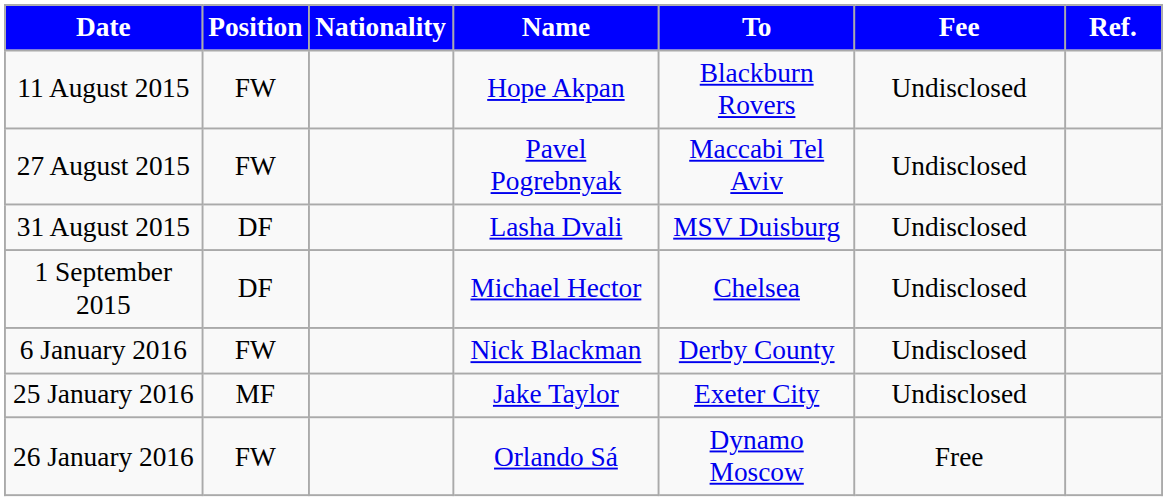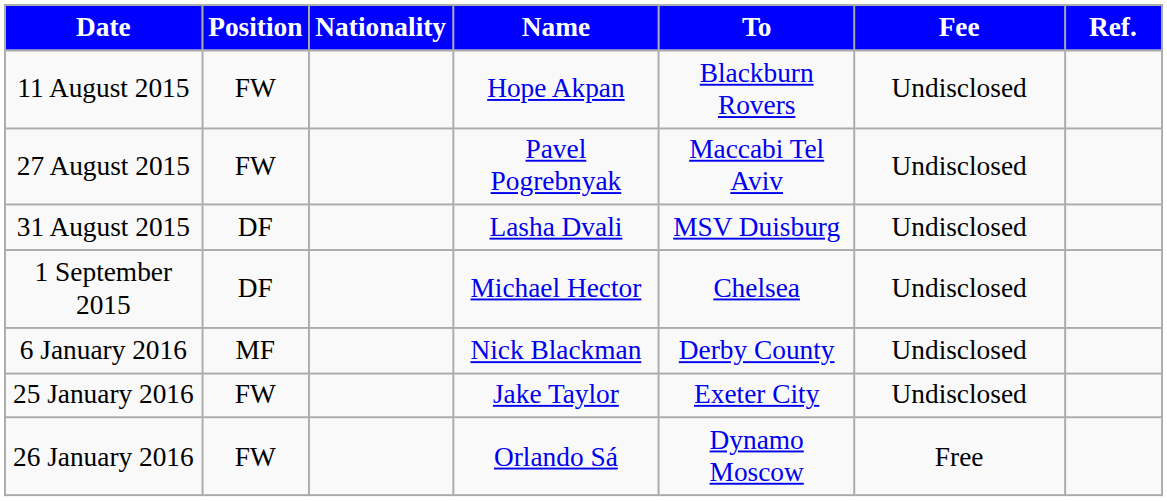(255, 349) FW -> (255, 349) MF
(255, 395) MF -> (255, 395) FW
